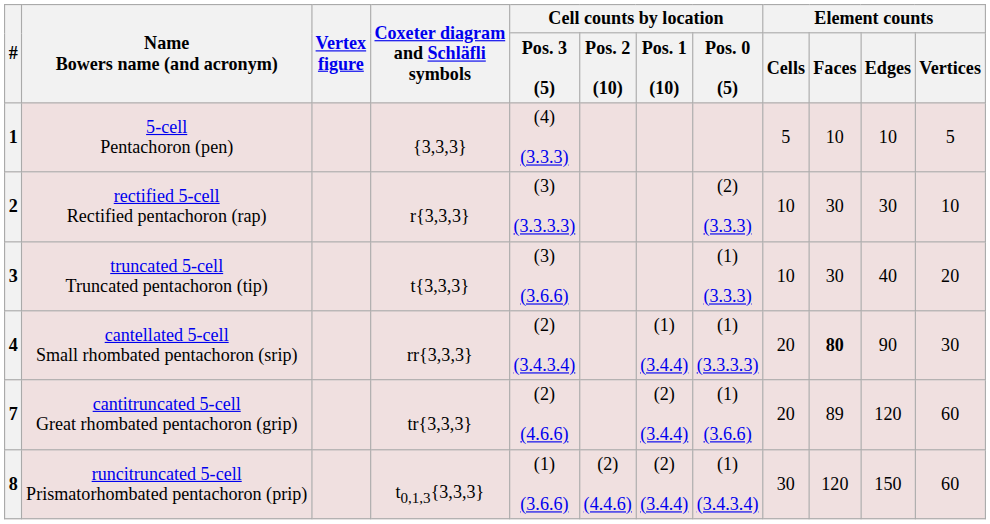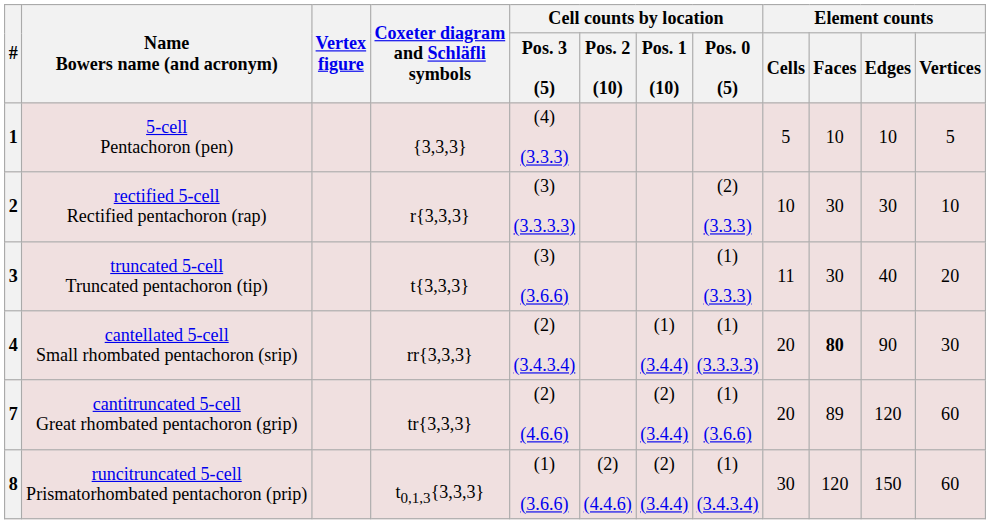(786, 275) 10 -> (786, 275) 11
